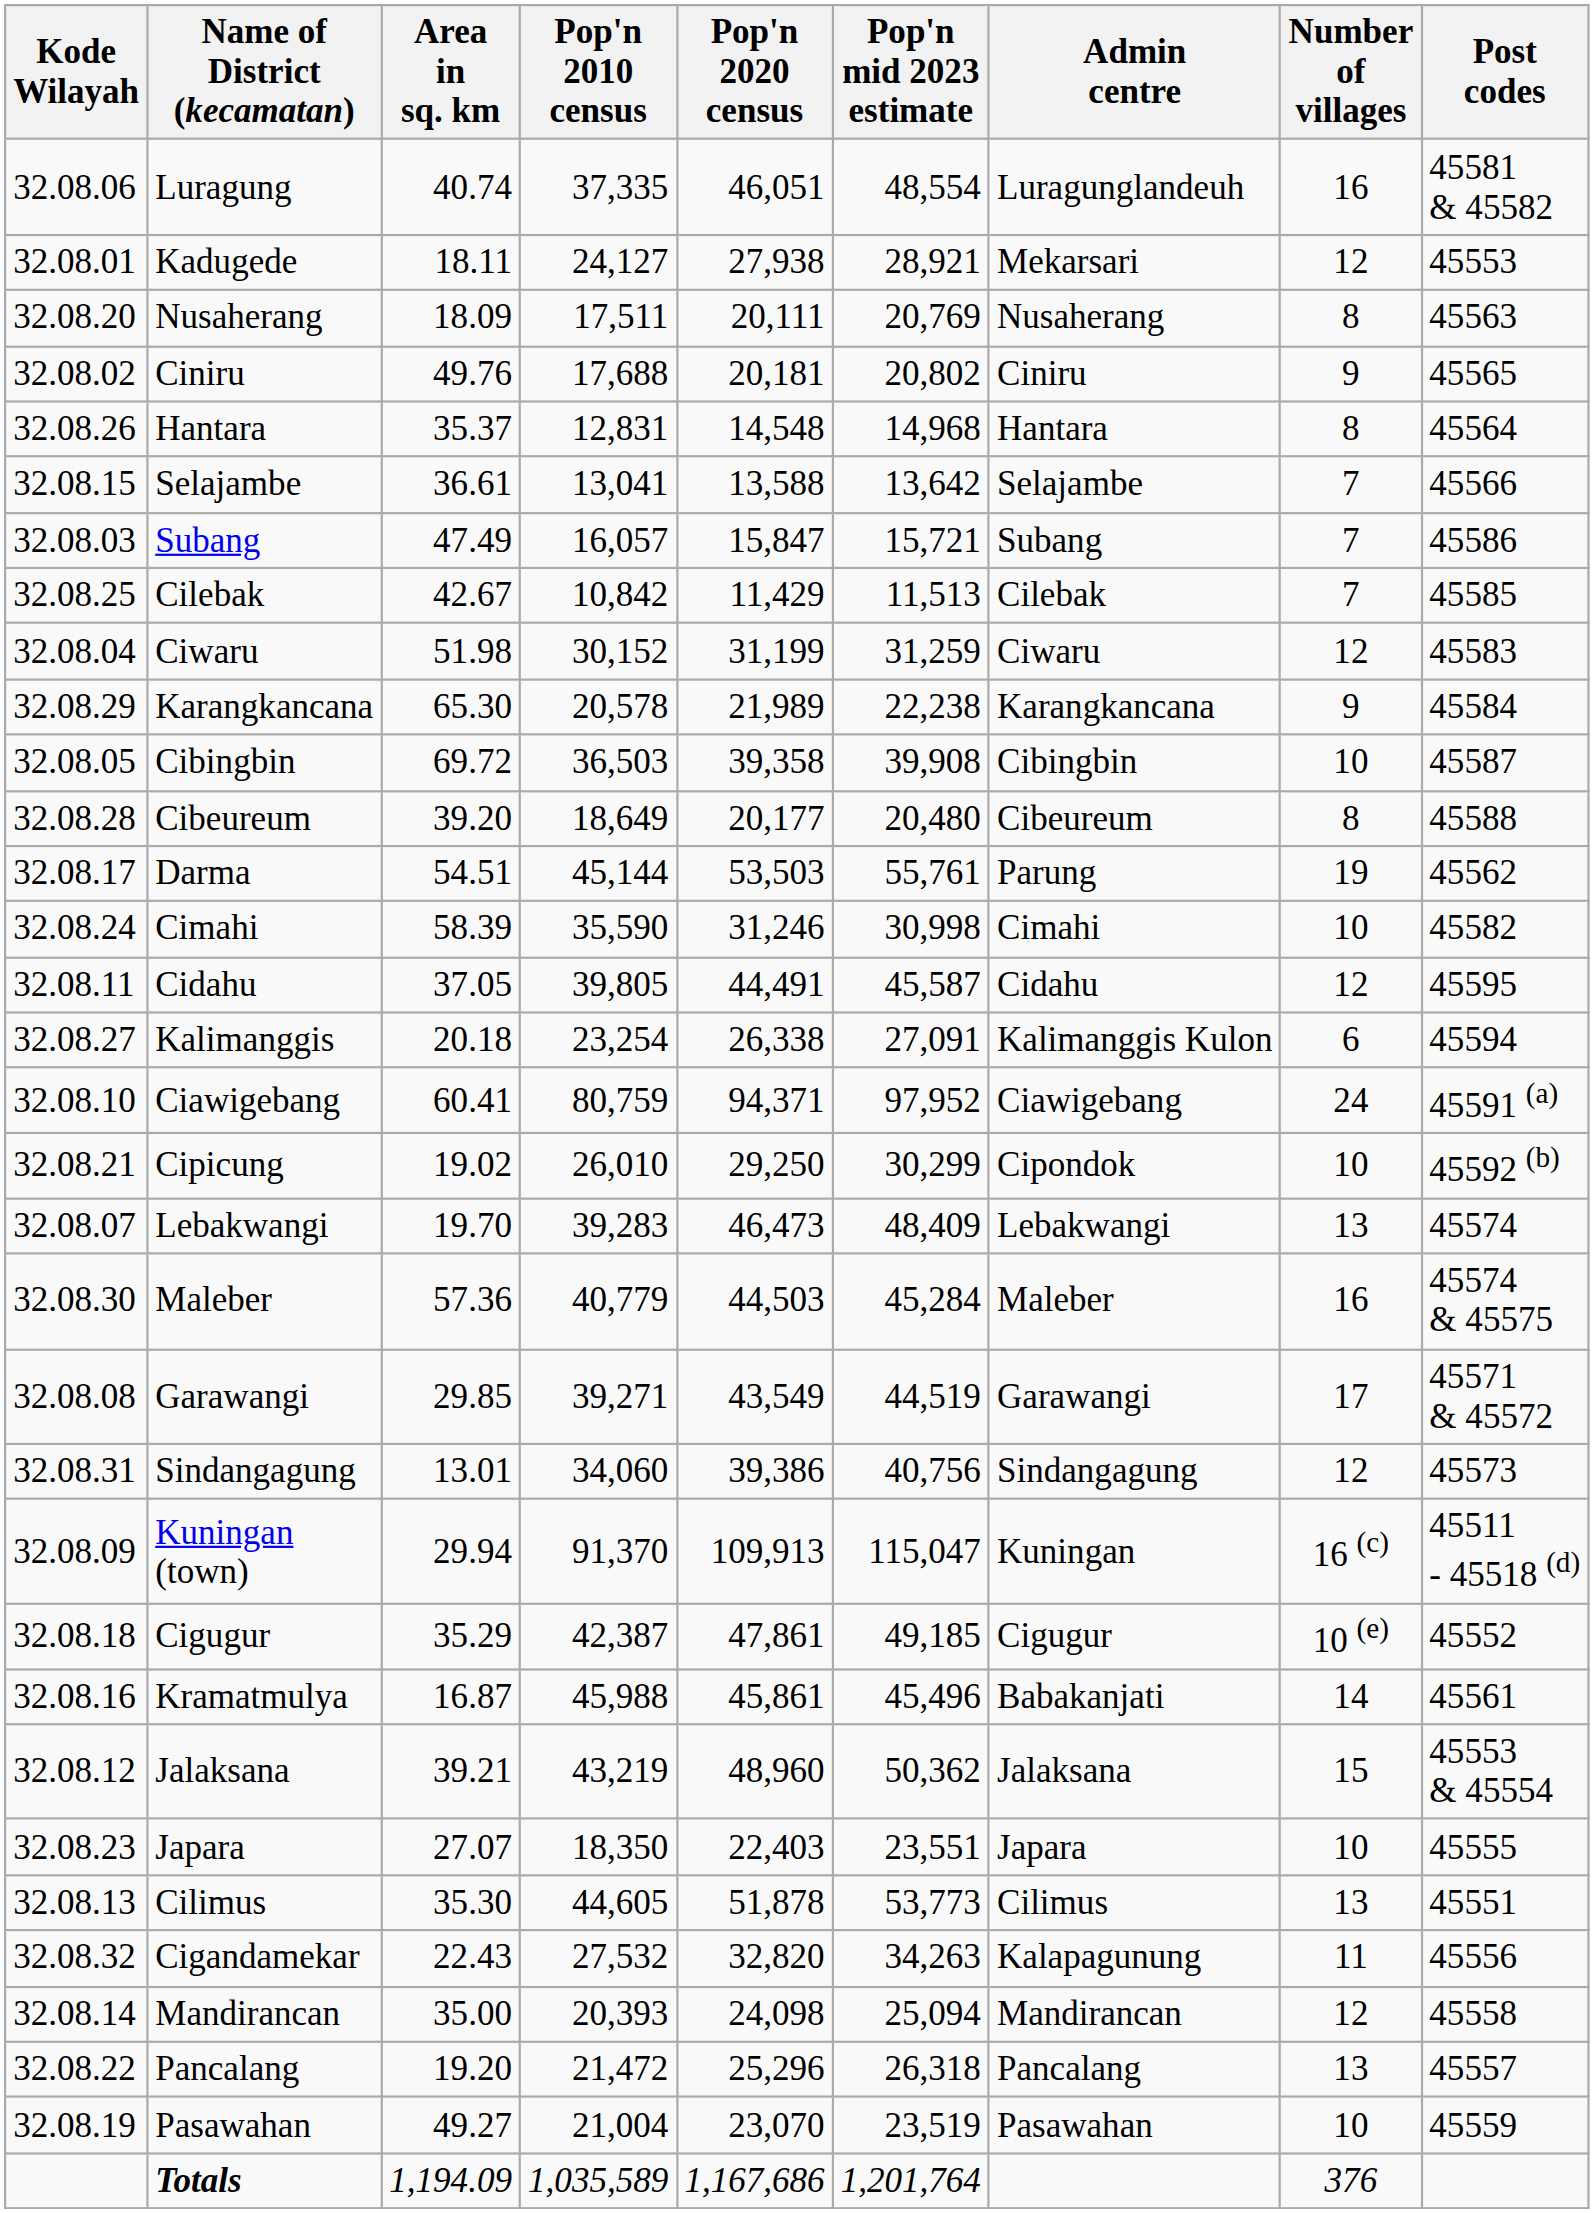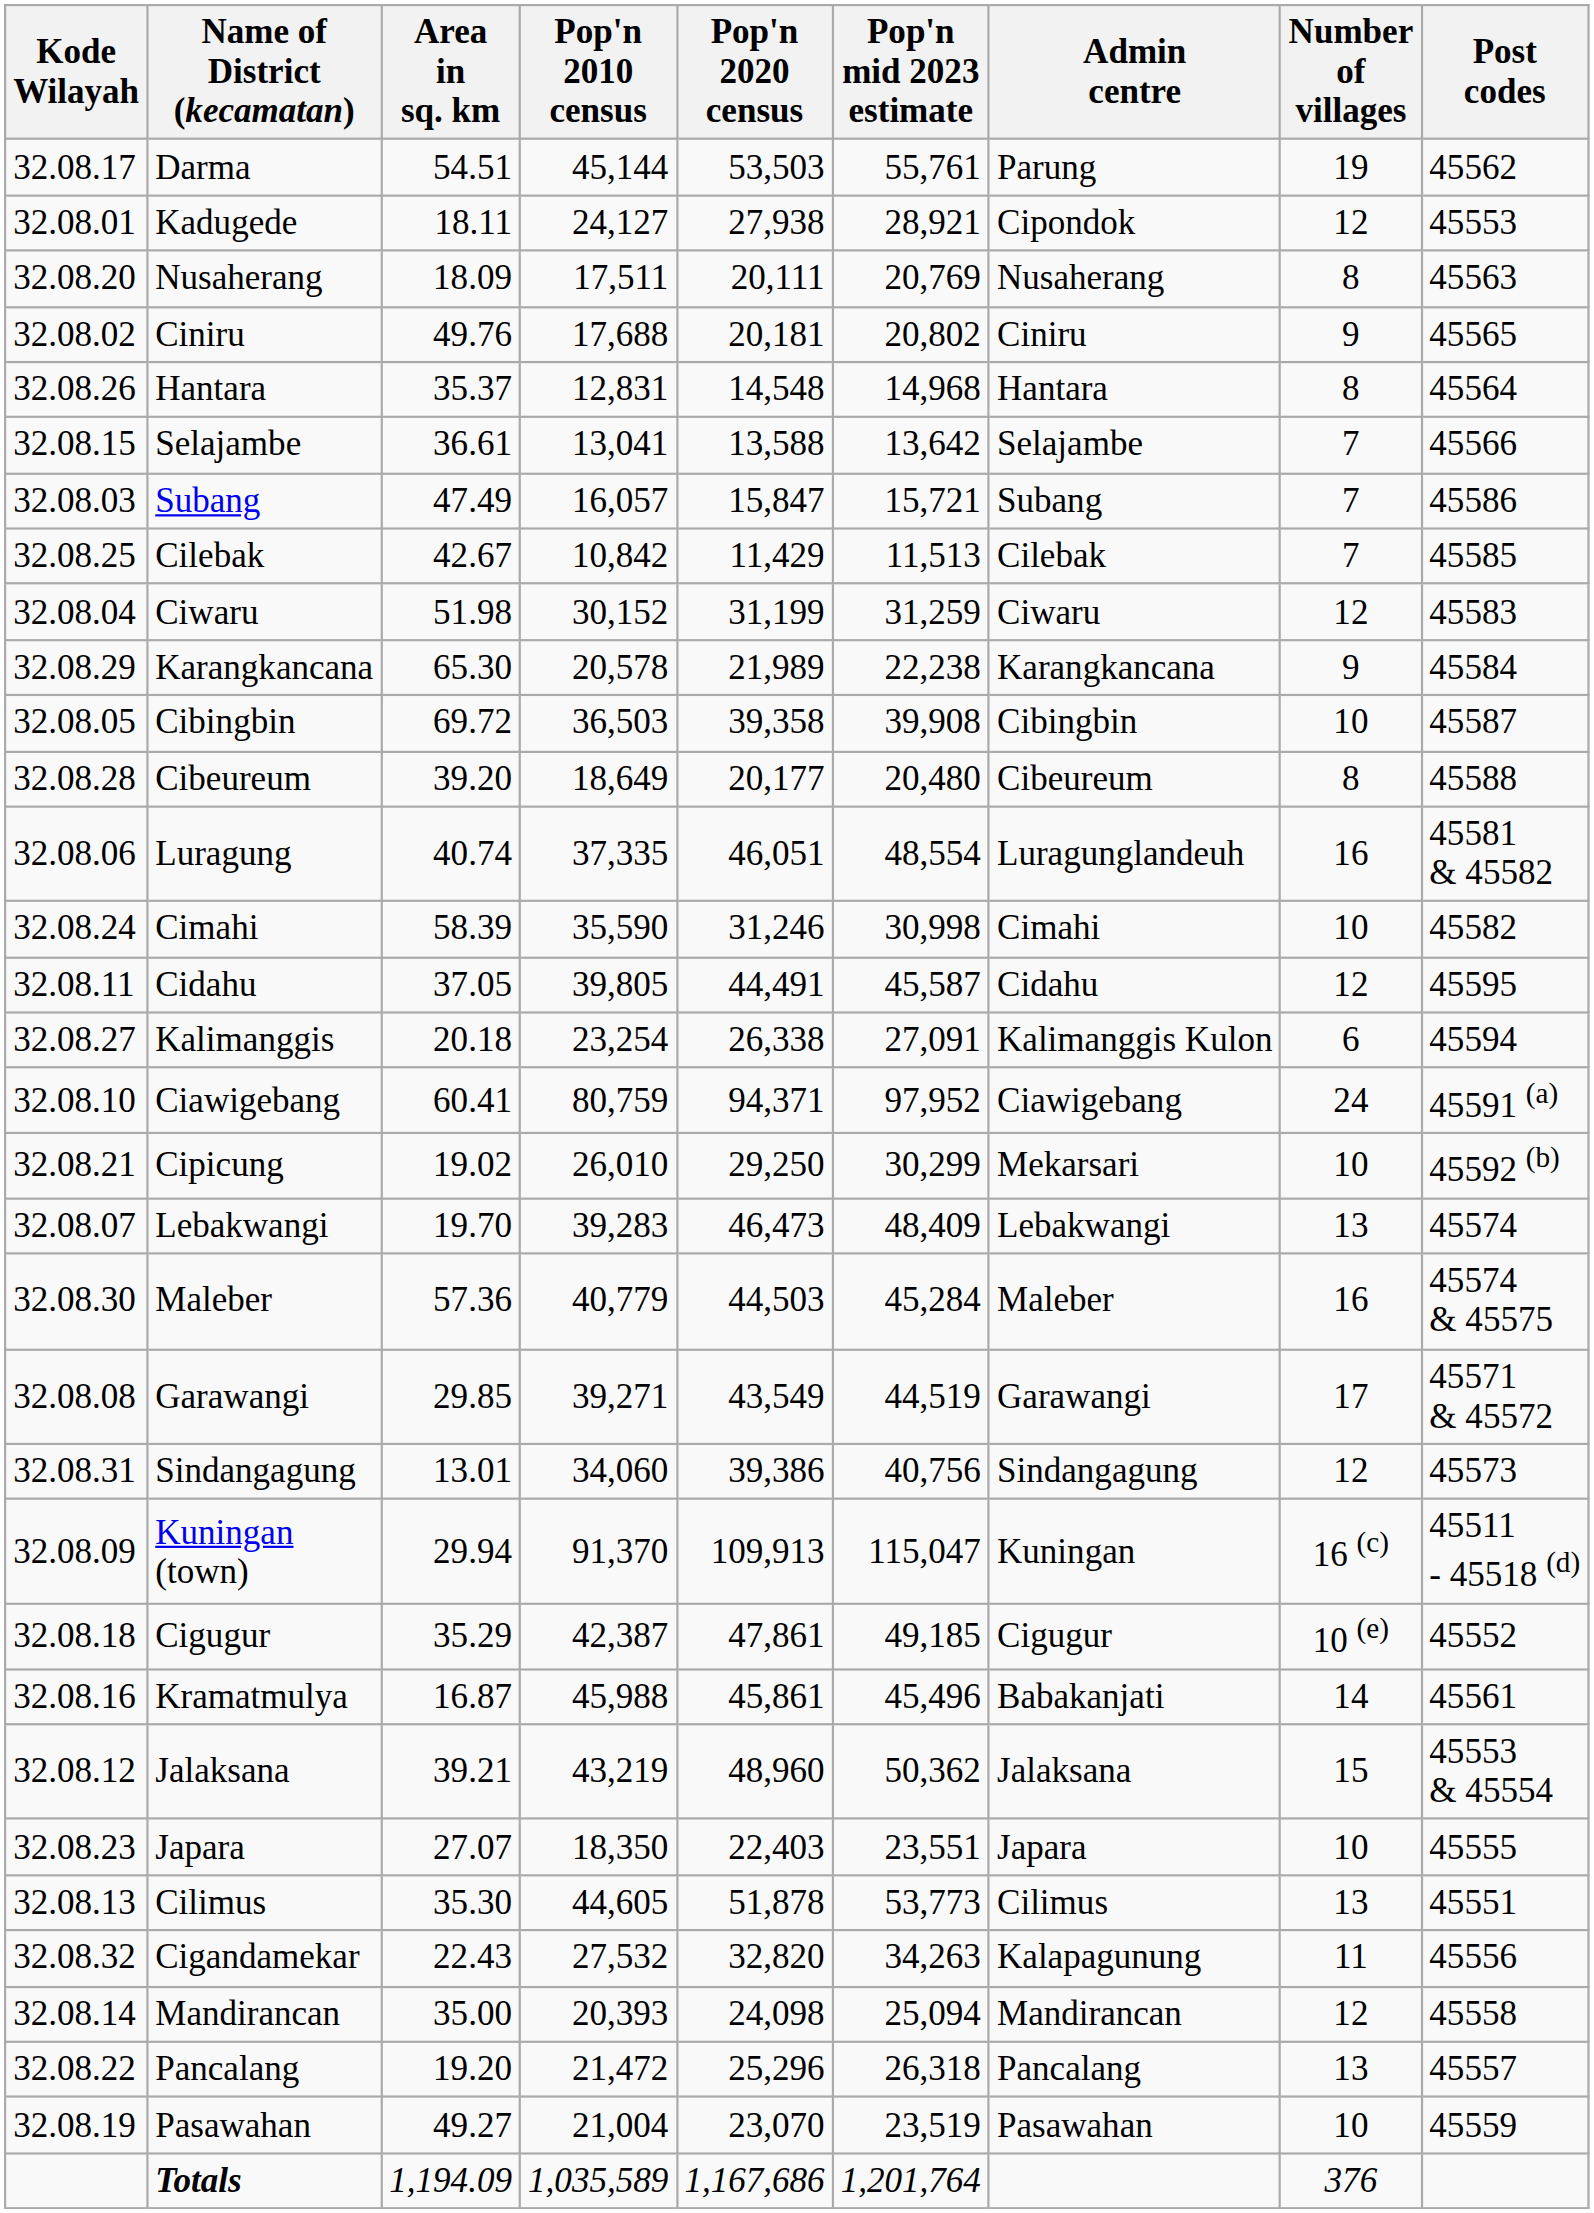rows swapped: (203, 872) <-> (223, 186)
(1068, 261) Mekarsari -> (1066, 222) Cipondok
(1066, 1165) Cipondok -> (1068, 1165) Mekarsari
